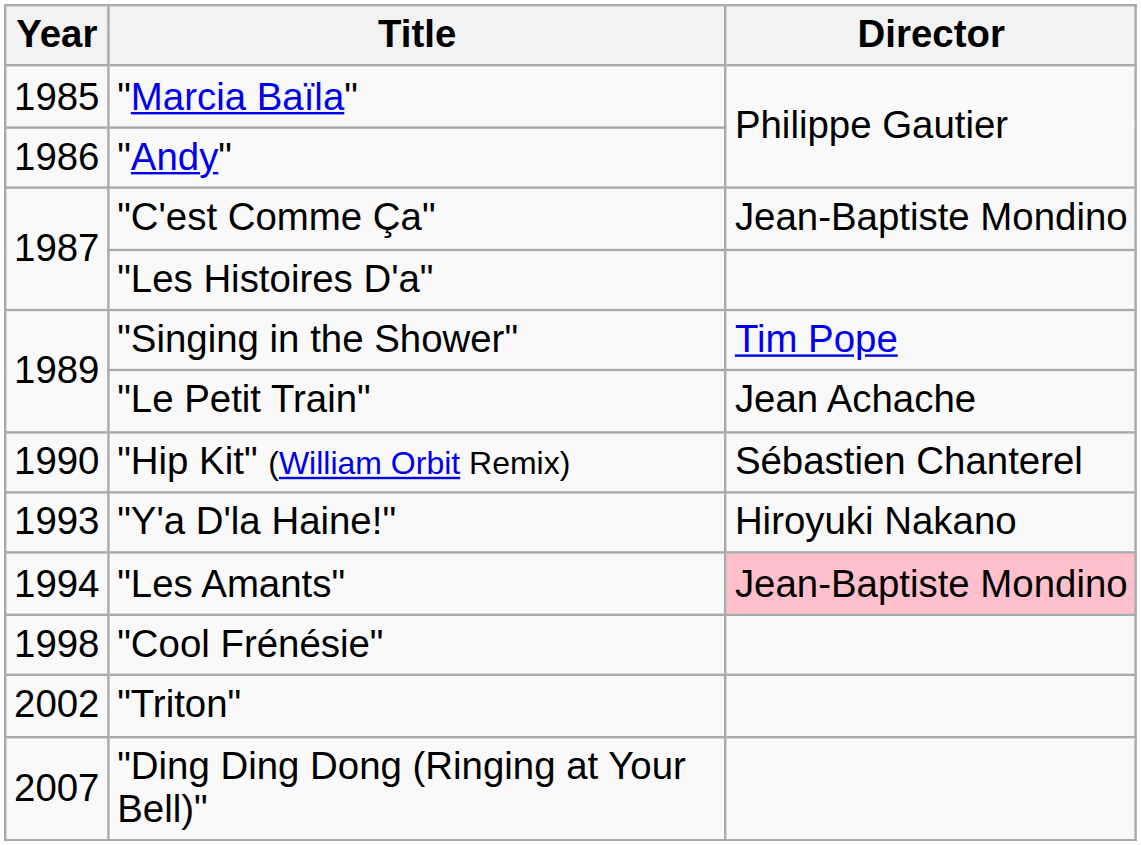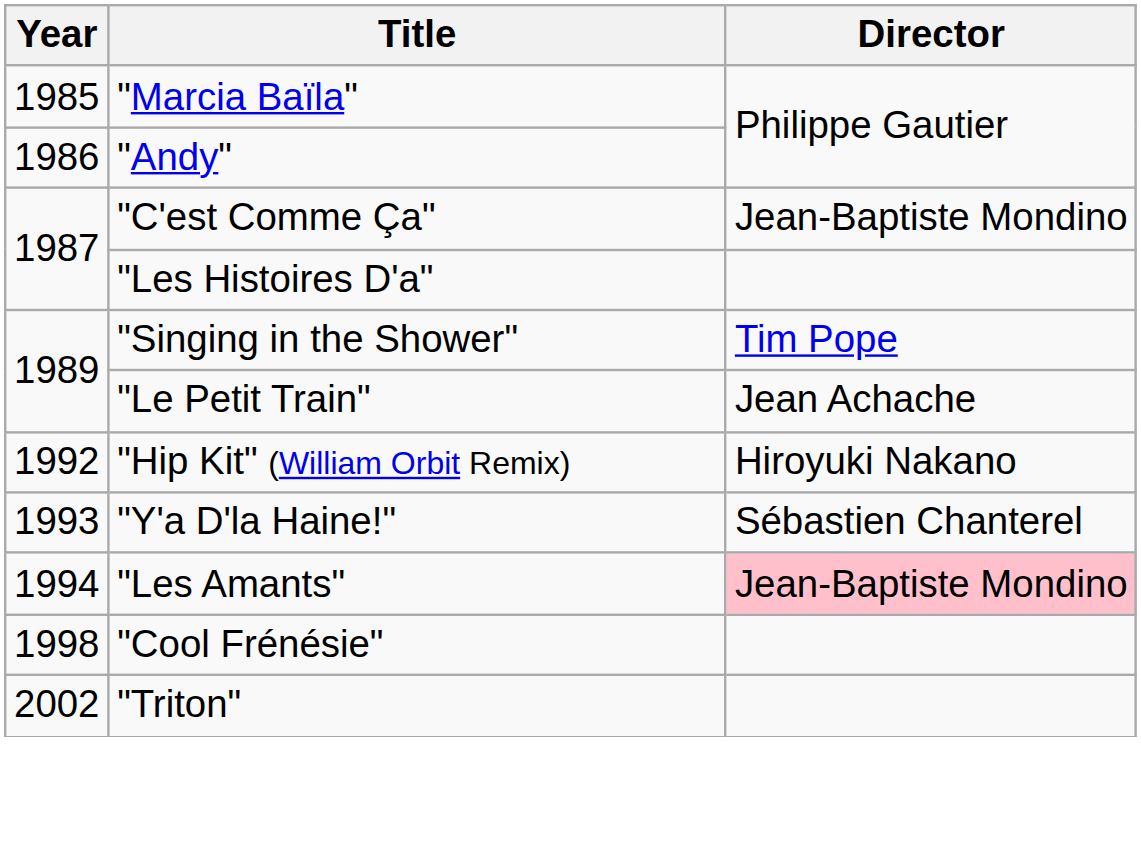(57, 461) 1990 -> (57, 461) 1992
(909, 461) Sébastien Chanterel -> (876, 461) Hiroyuki Nakano
(876, 522) Hiroyuki Nakano -> (909, 522) Sébastien Chanterel
- row: (402, 787)
